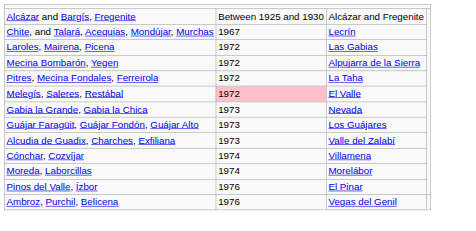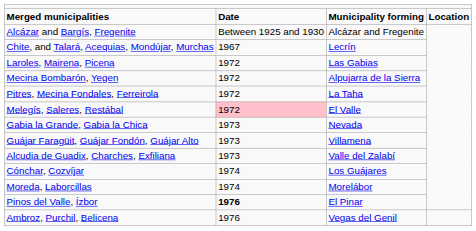+ row: (58, 16)
(357, 125) Los Guájares -> (350, 140) Villamena
(350, 156) Villamena -> (357, 171) Los Guájares
(229, 187) normal -> (229, 202) bold
